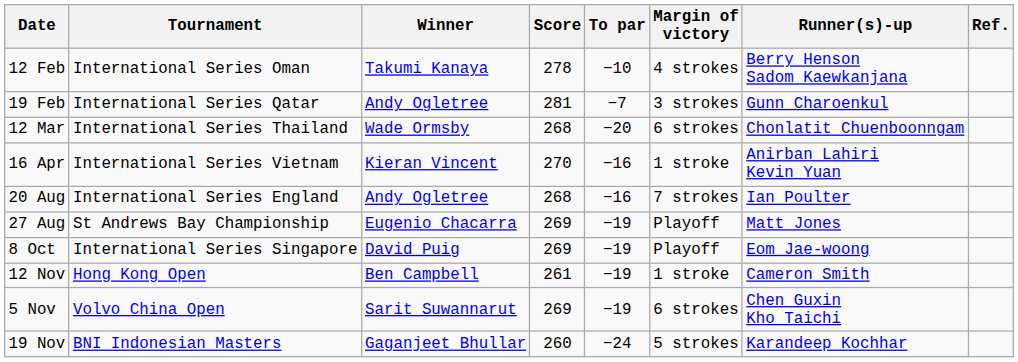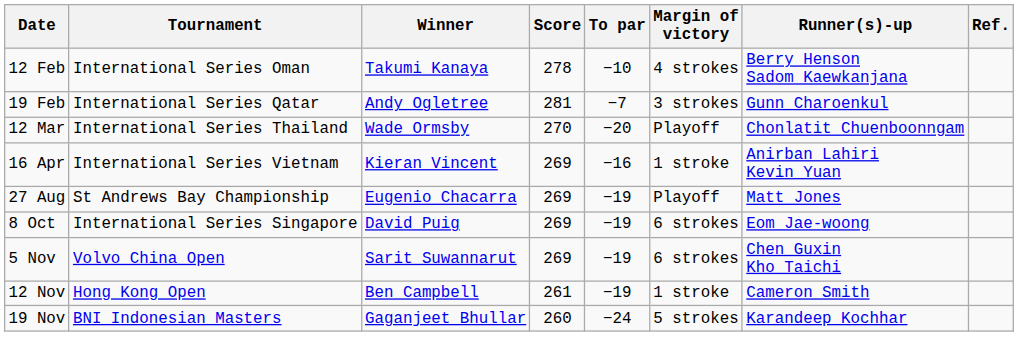(558, 130) 268 -> (558, 130) 270
(696, 130) 6 strokes -> (687, 130) Playoff
(558, 165) 270 -> (558, 165) 269
- row: (37, 199)
(687, 250) Playoff -> (696, 225) 6 strokes
rows swapped: (32, 310) <-> (37, 276)
